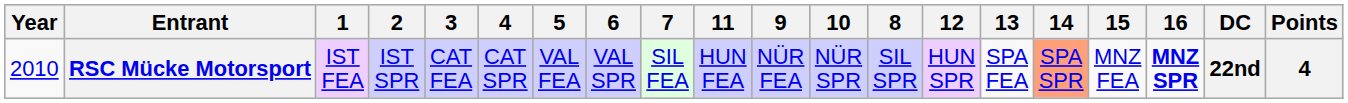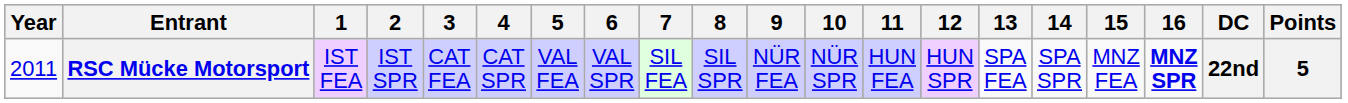columns swapped: (895, 22) <-> (723, 22)
(34, 68) 2010 -> (34, 68) 2011
(1061, 68) lightsalmon background -> (1060, 68) no background
(1304, 68) 4 -> (1303, 68) 5
